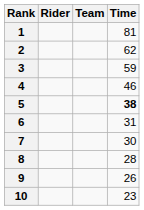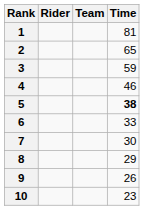(130, 50) 62 -> (130, 50) 65
(130, 123) 31 -> (130, 123) 33
(130, 159) 28 -> (130, 159) 29
